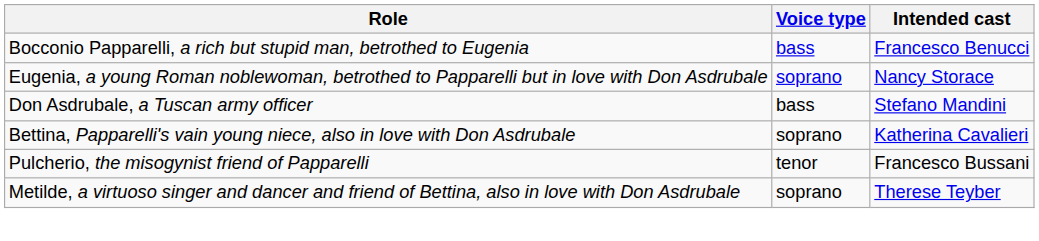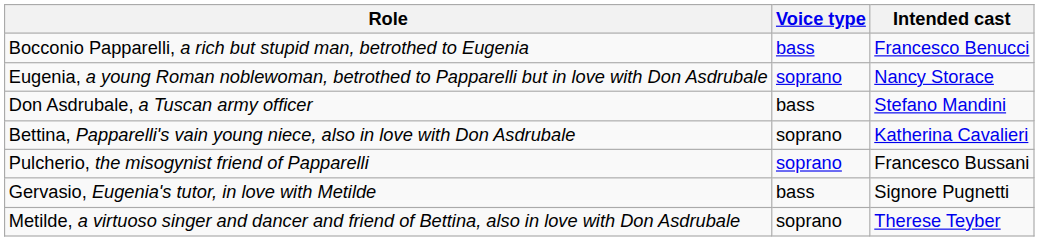(797, 163) tenor -> (809, 163) soprano
+ row: (193, 192)
